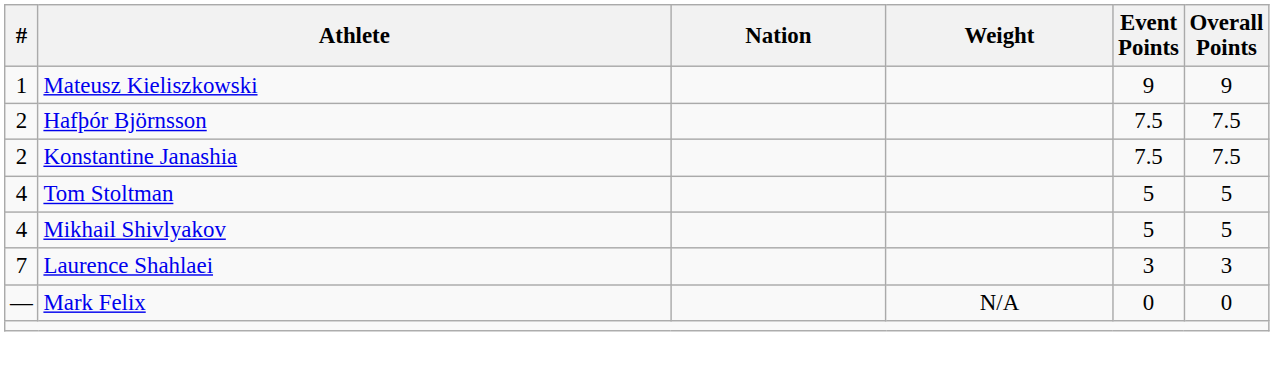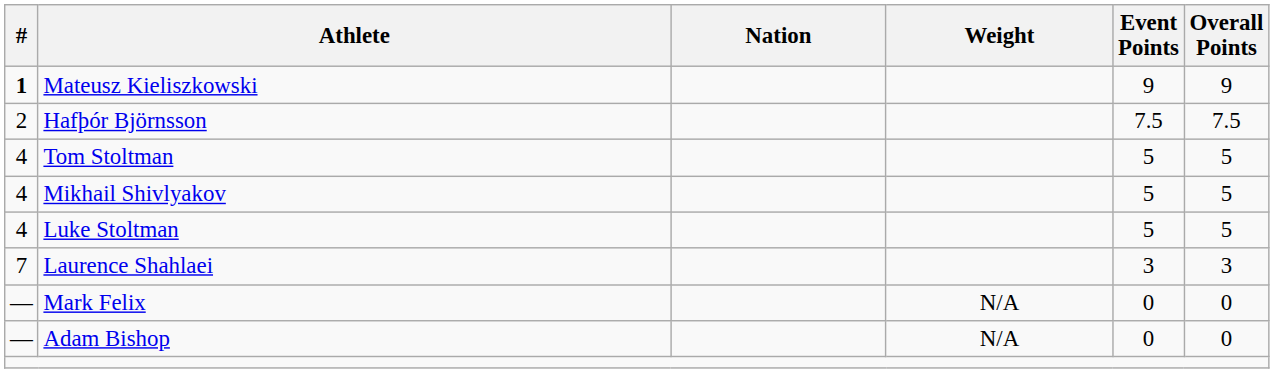(21, 84) normal -> (21, 84) bold
- row: (140, 157)
+ row: (111, 229)
+ row: (107, 338)
